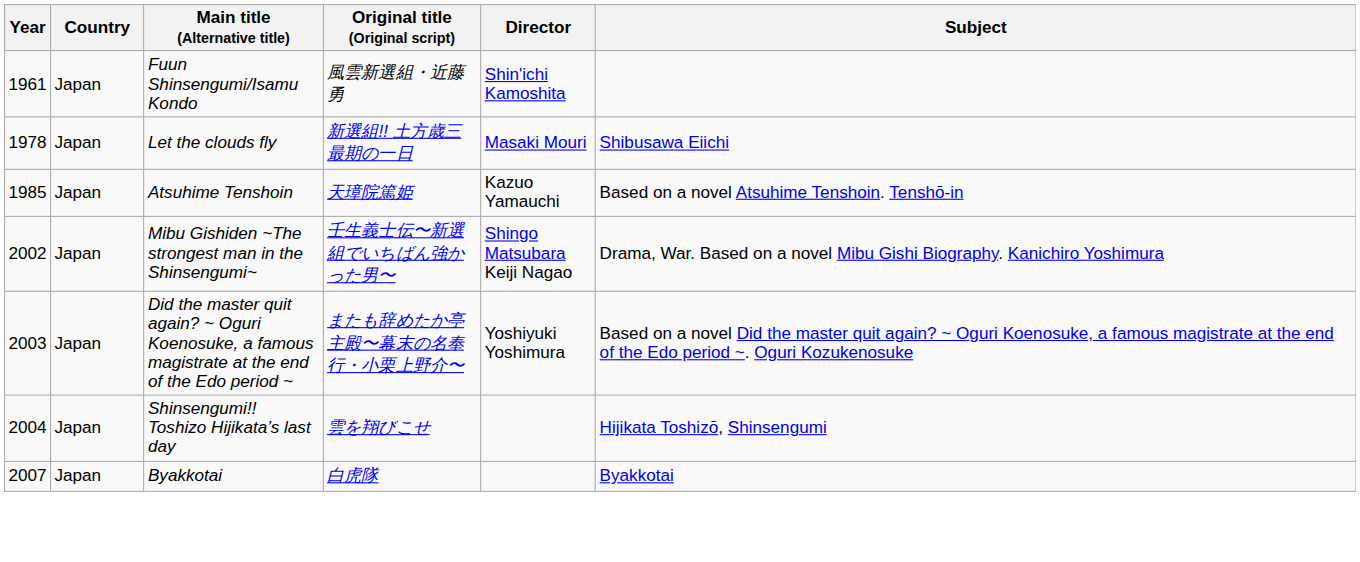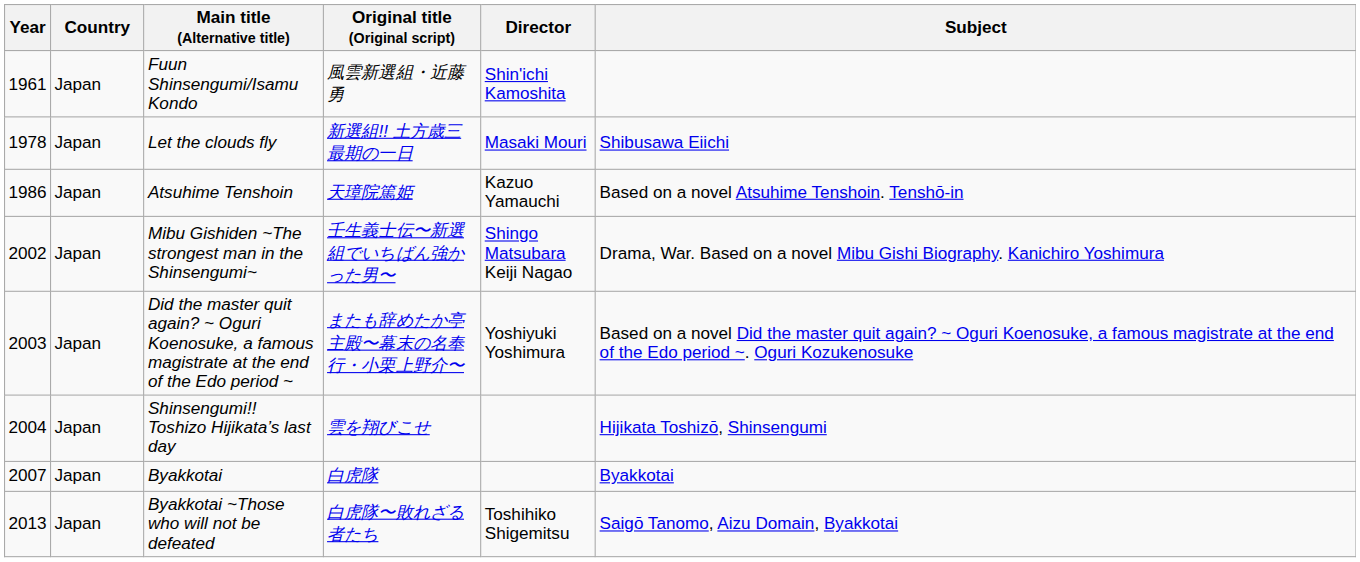(28, 192) 1985 -> (28, 192) 1986
+ row: (216, 524)
